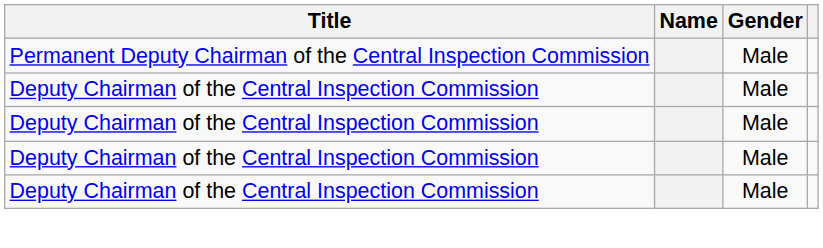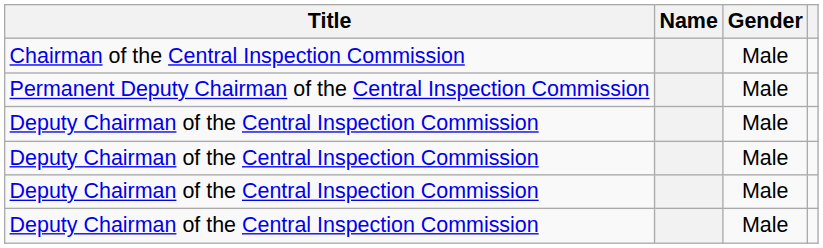+ row: (237, 55)
